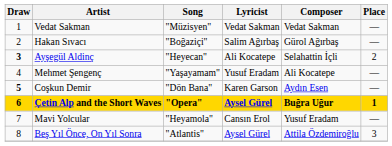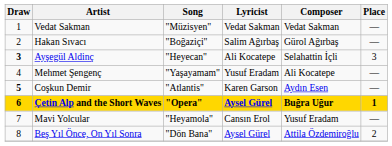(374, 57) 2 -> (374, 57) 3
(189, 88) "Dön Bana" -> (185, 88) "Atlantis"
(185, 133) "Atlantis" -> (189, 133) "Dön Bana"
(374, 133) 3 -> (374, 133) 2
